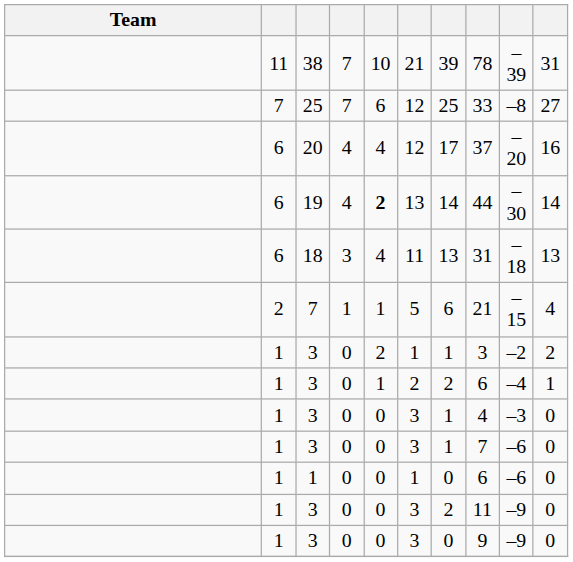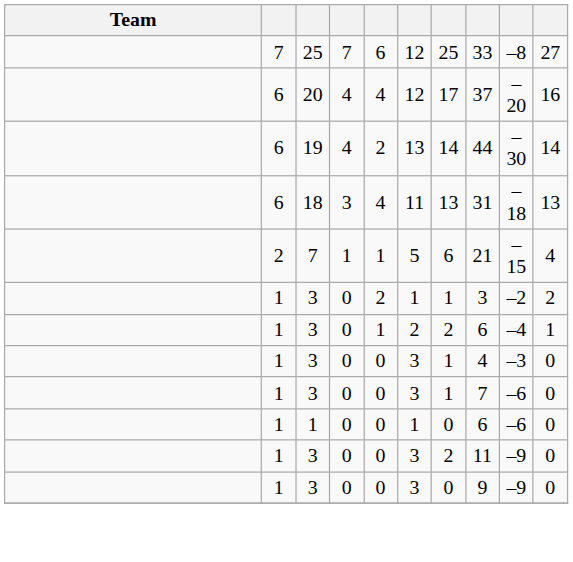- row: (279, 62)
(381, 201) bold -> (381, 148) normal
